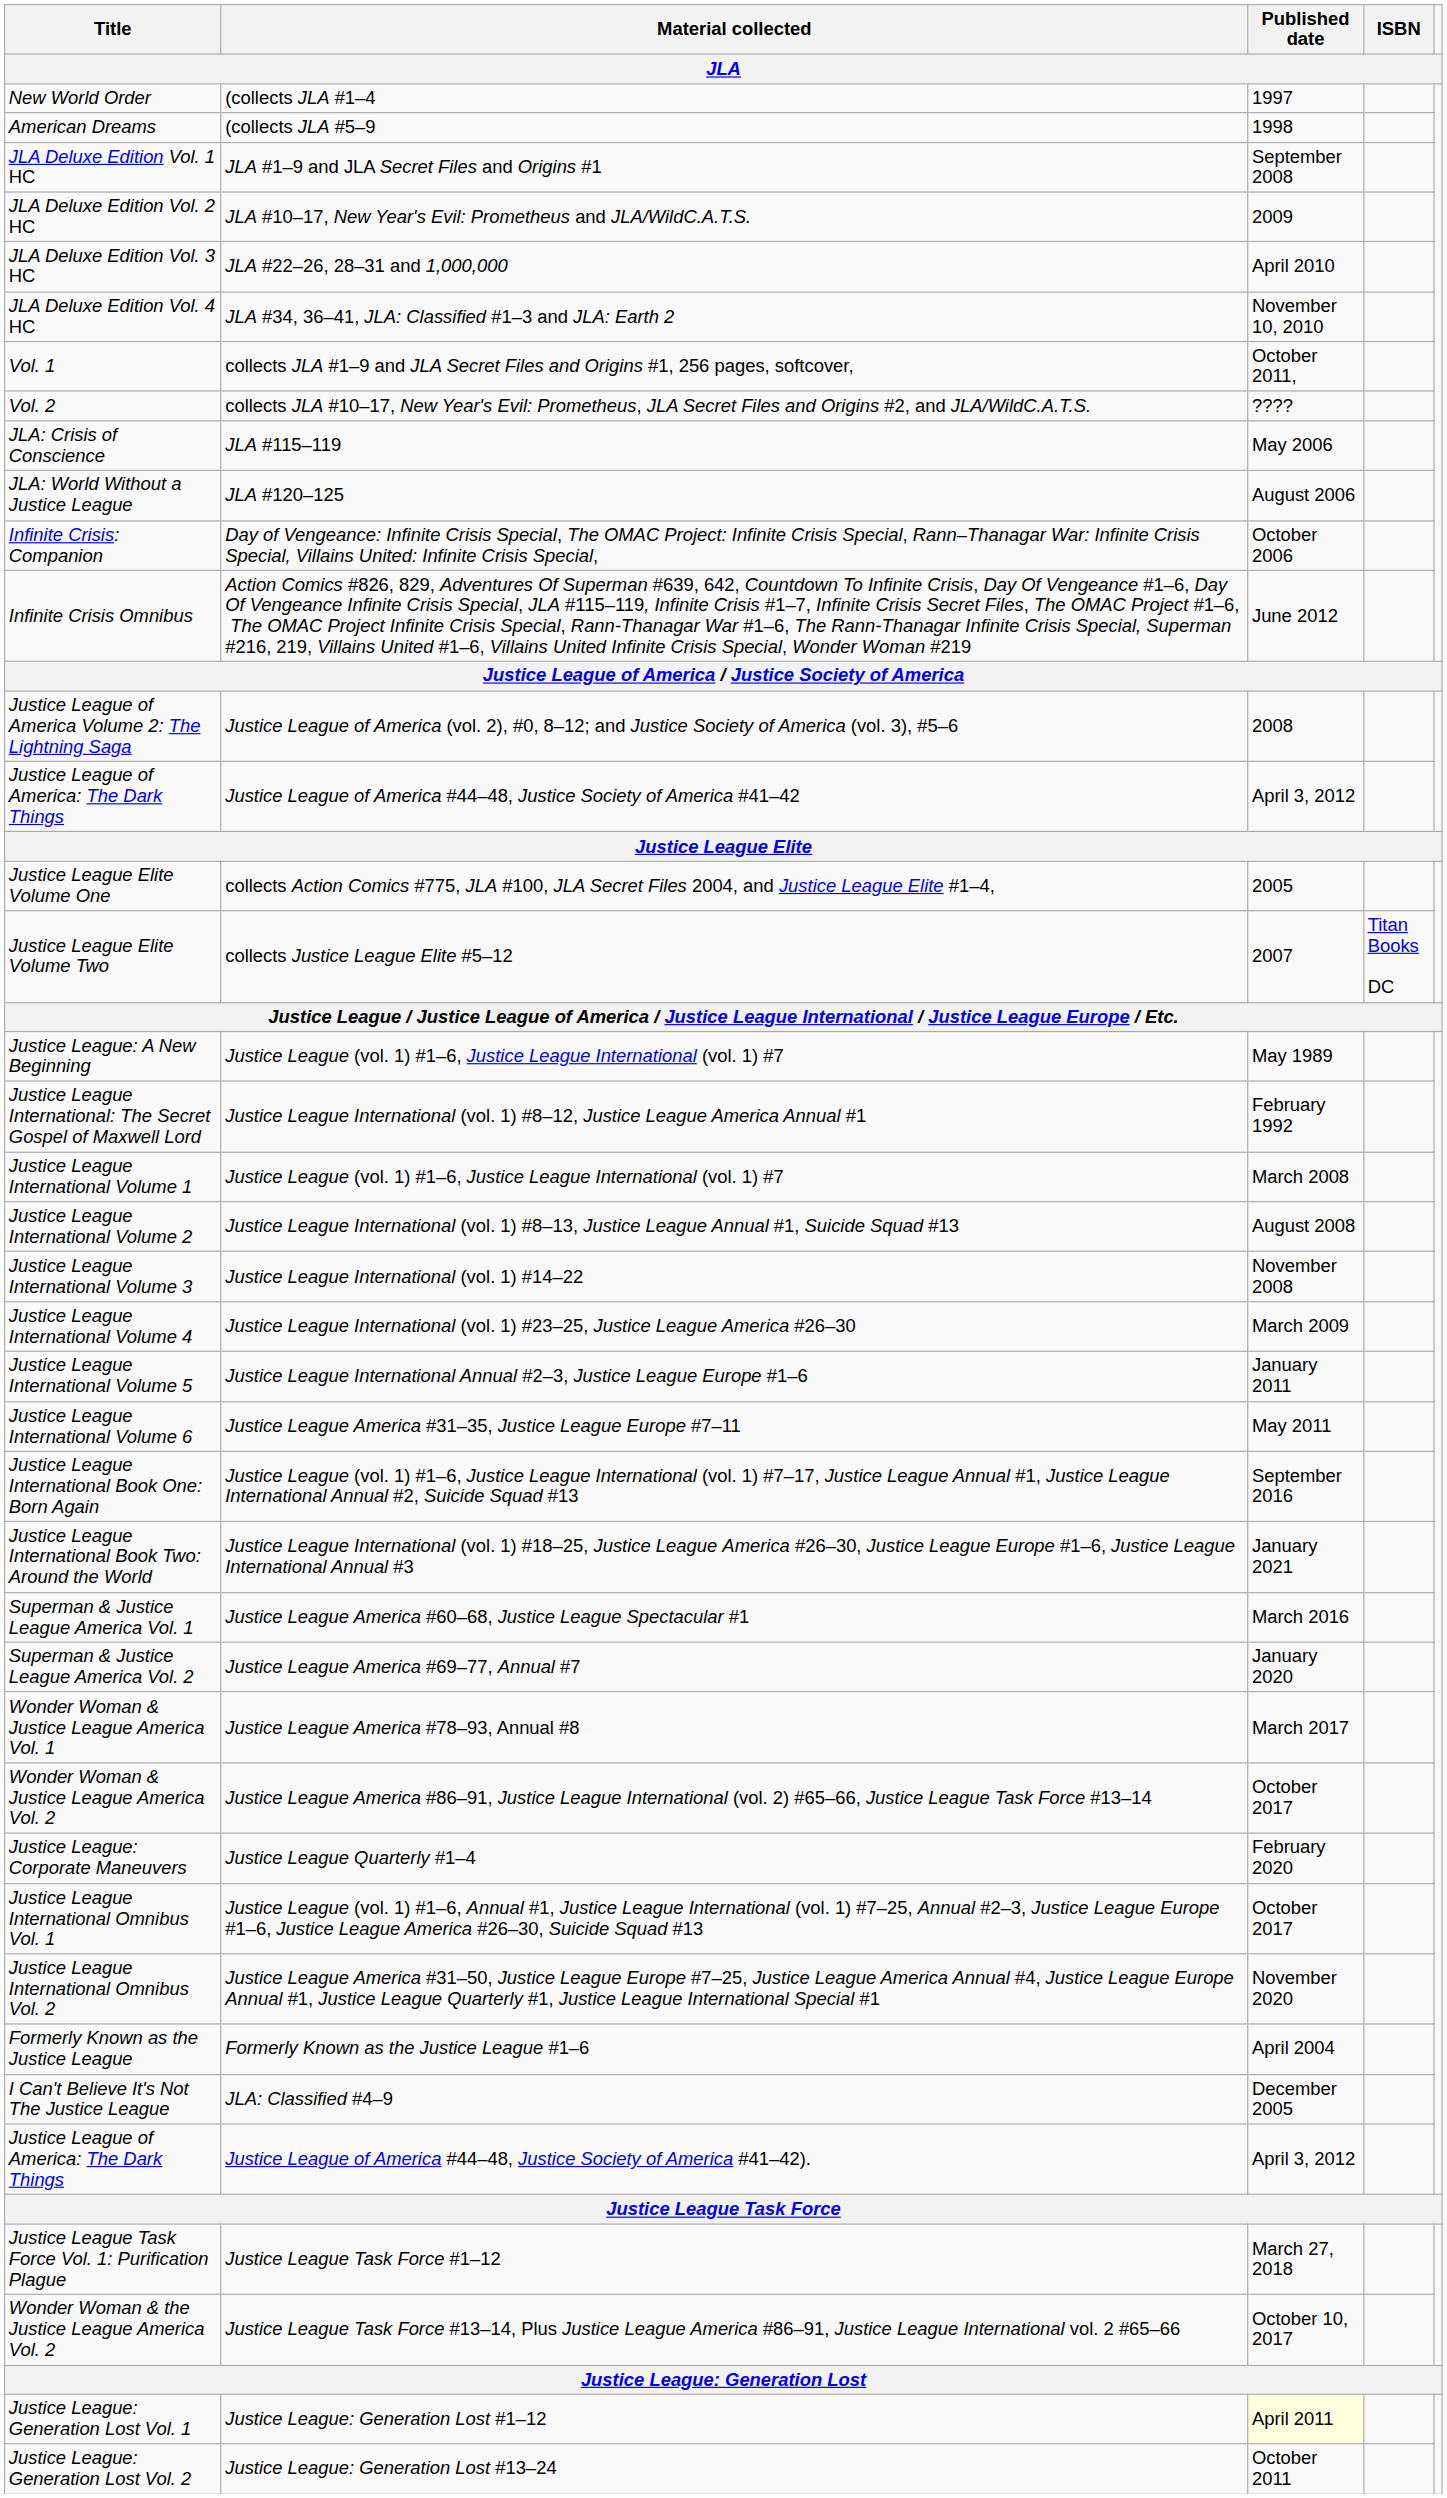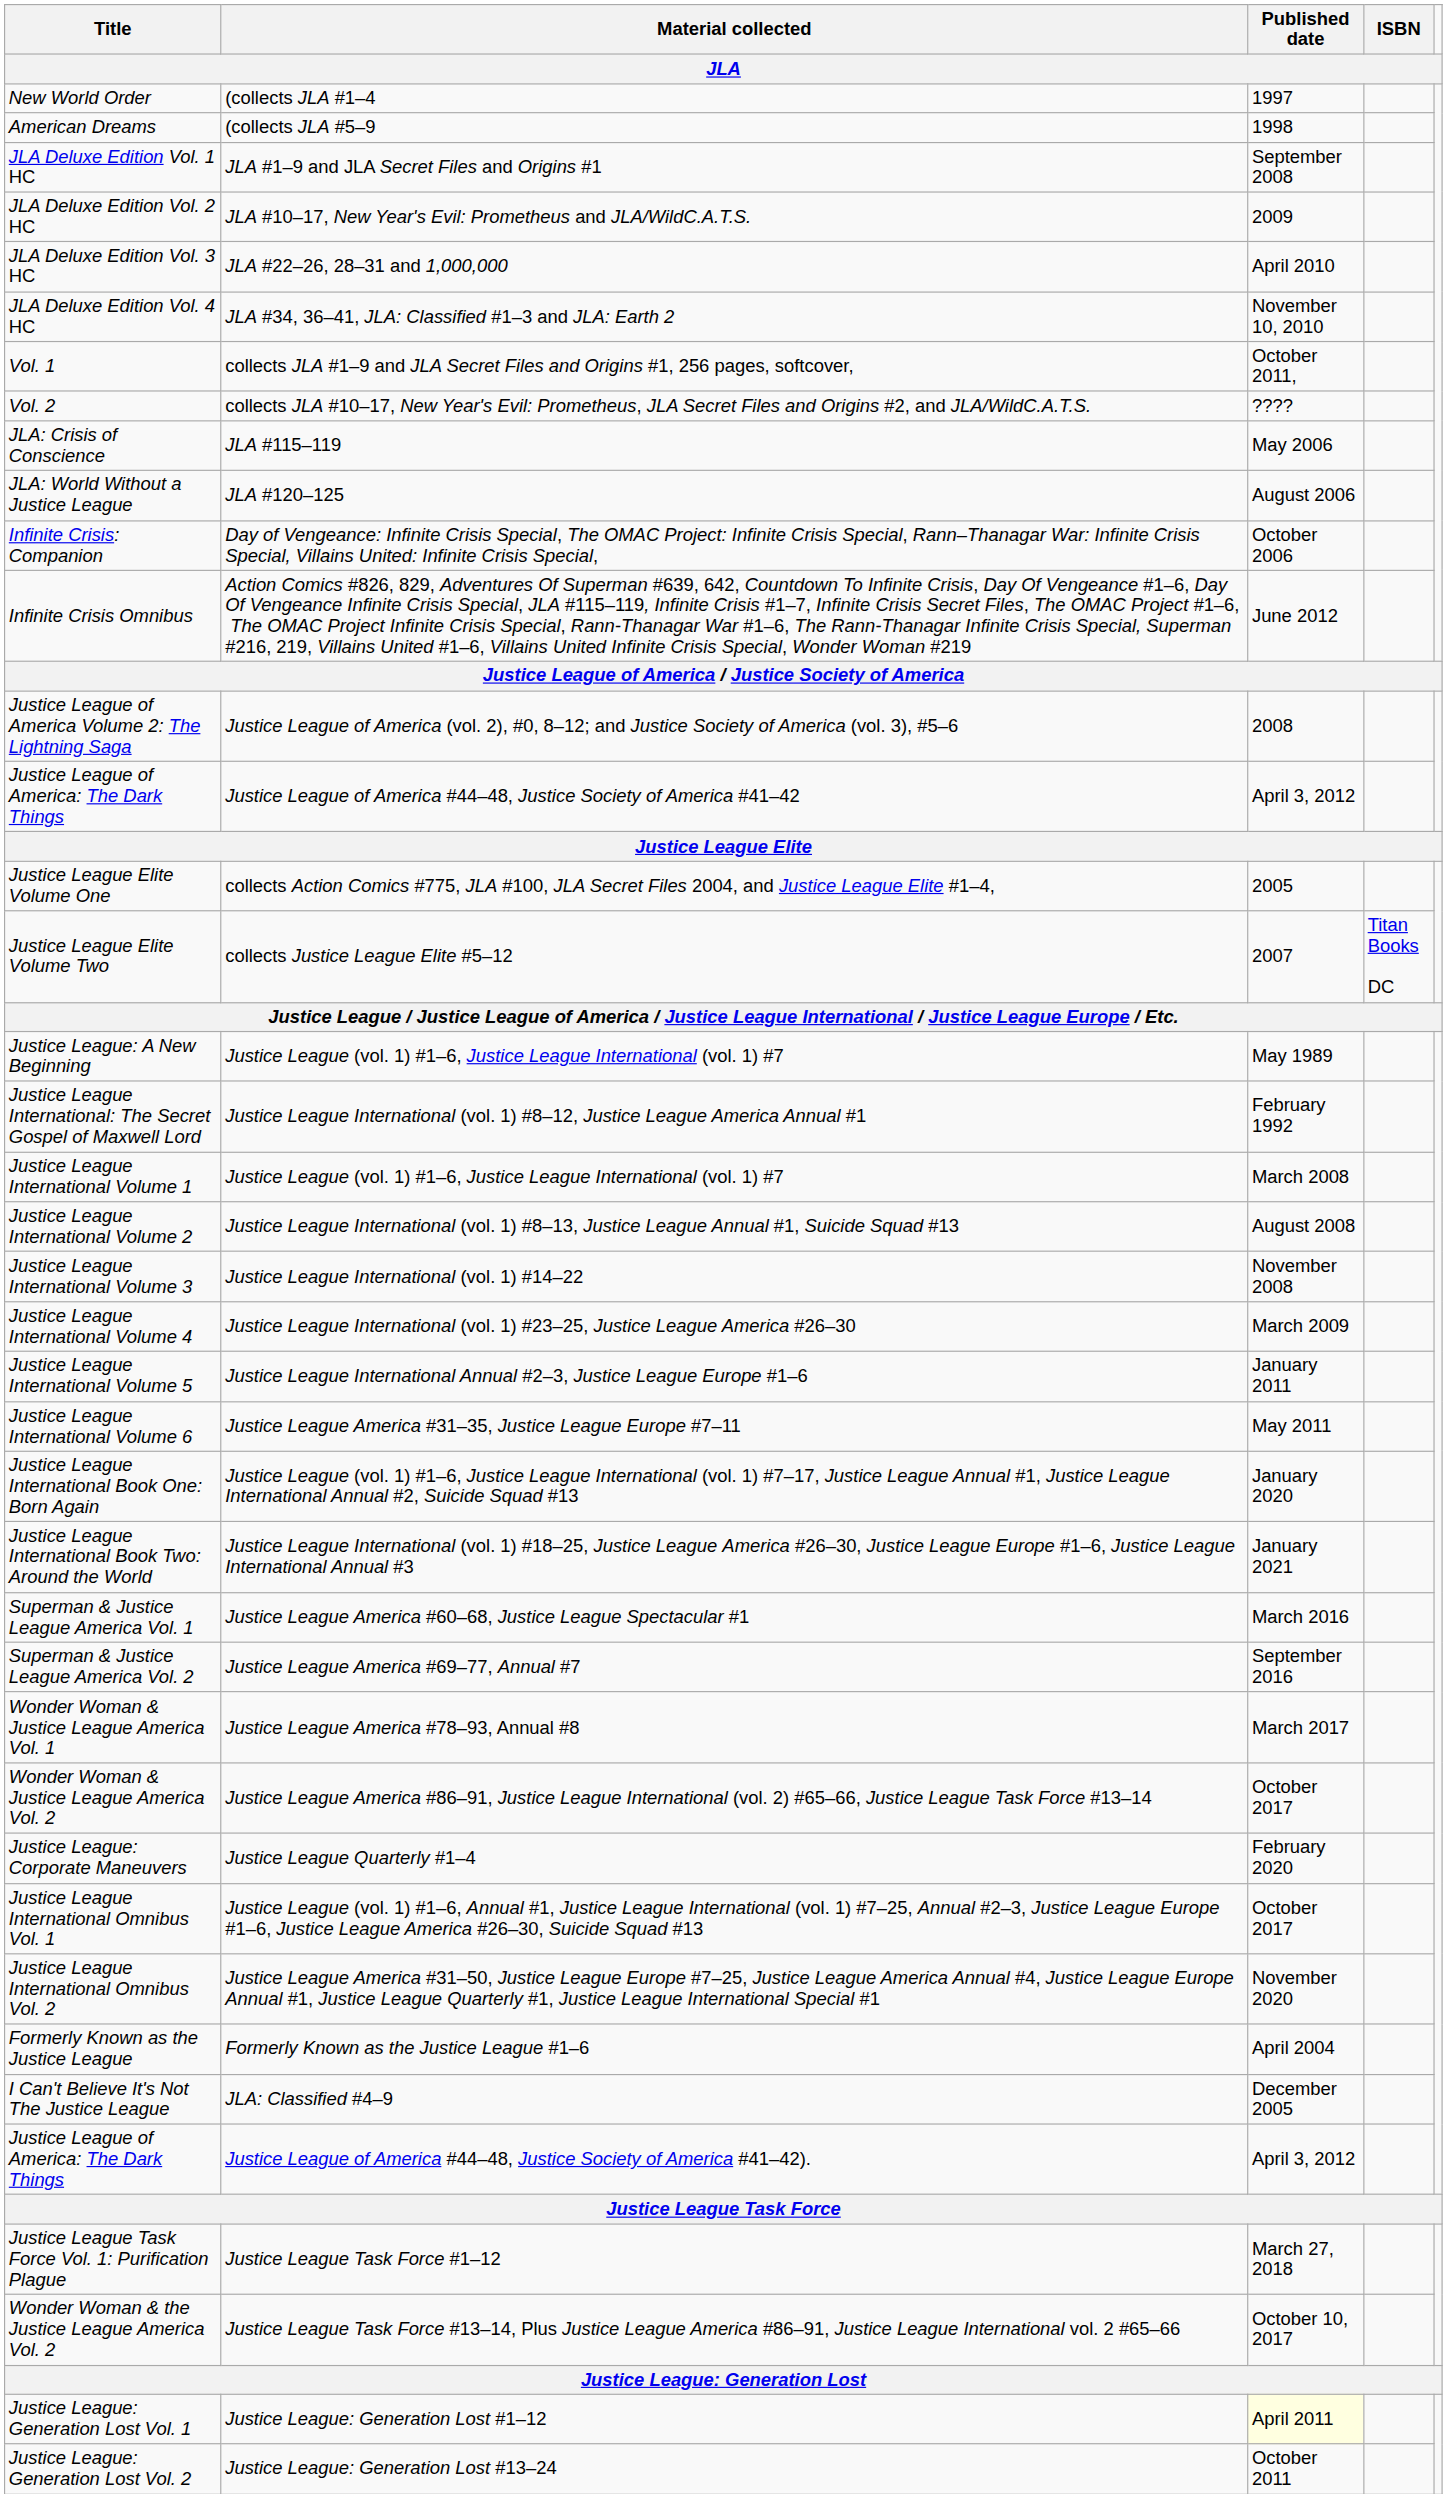(1297, 1486) September 2016 -> (1285, 1486) January 2020
(1285, 1667) January 2020 -> (1297, 1667) September 2016
